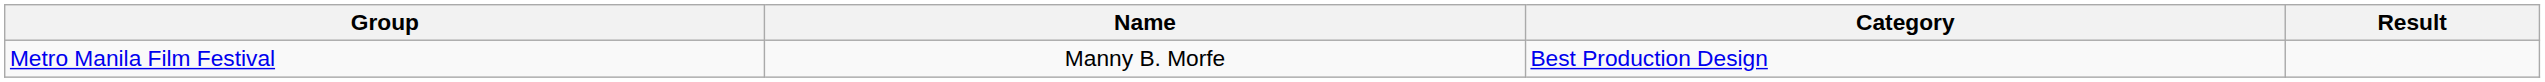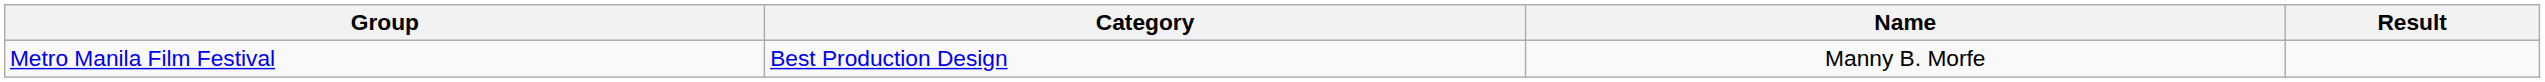columns swapped: (1905, 22) <-> (1145, 22)
